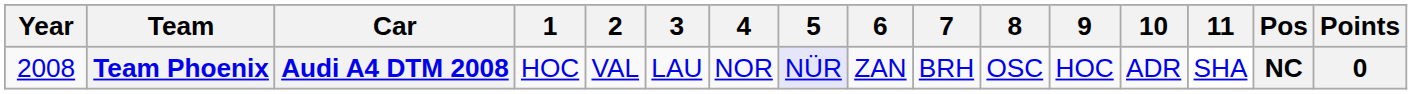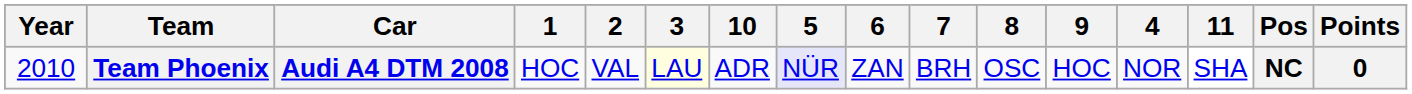columns swapped: (744, 26) <-> (1154, 26)
(46, 67) 2008 -> (46, 67) 2010
(677, 67) no background -> (677, 67) lightyellow background
